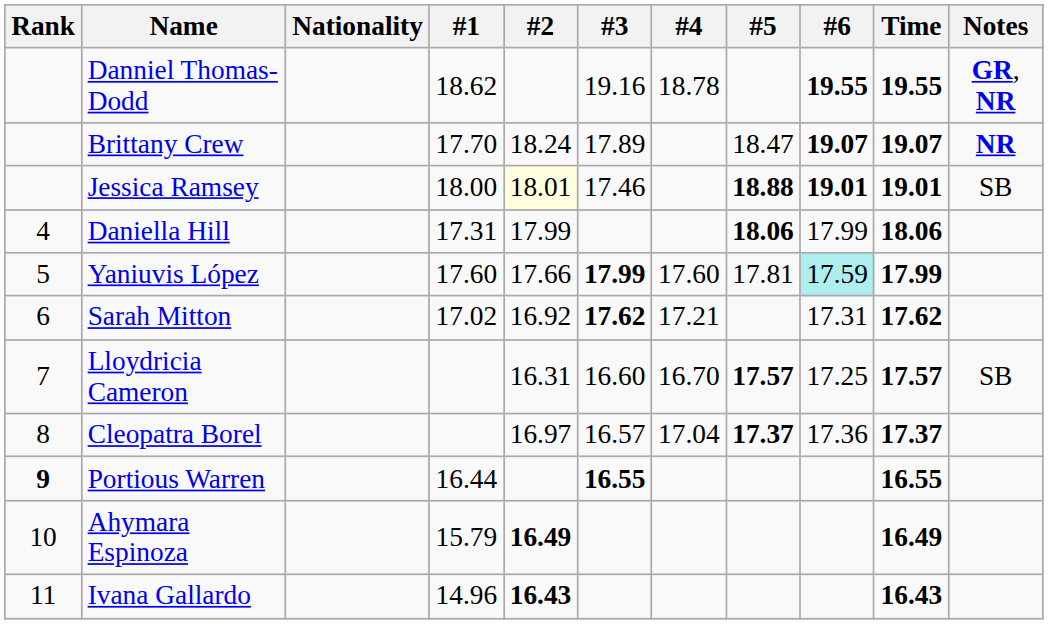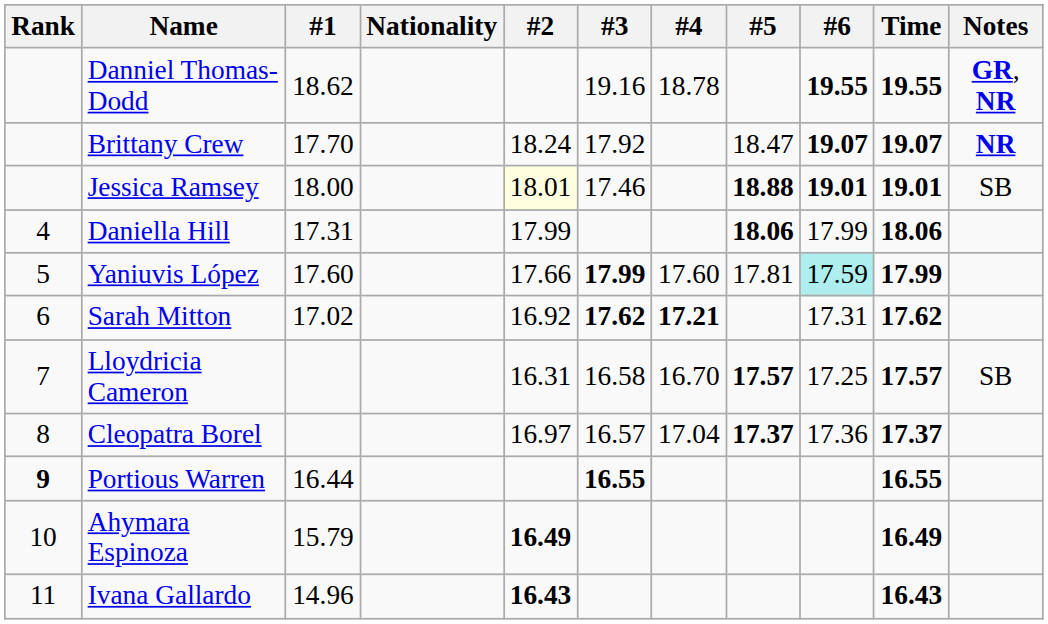columns swapped: (358, 26) <-> (466, 26)
(615, 143) 17.89 -> (615, 143) 17.92
(689, 317) normal -> (689, 317) bold
(615, 376) 16.60 -> (615, 376) 16.58
